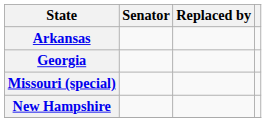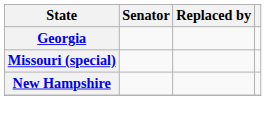- row: (62, 38)
